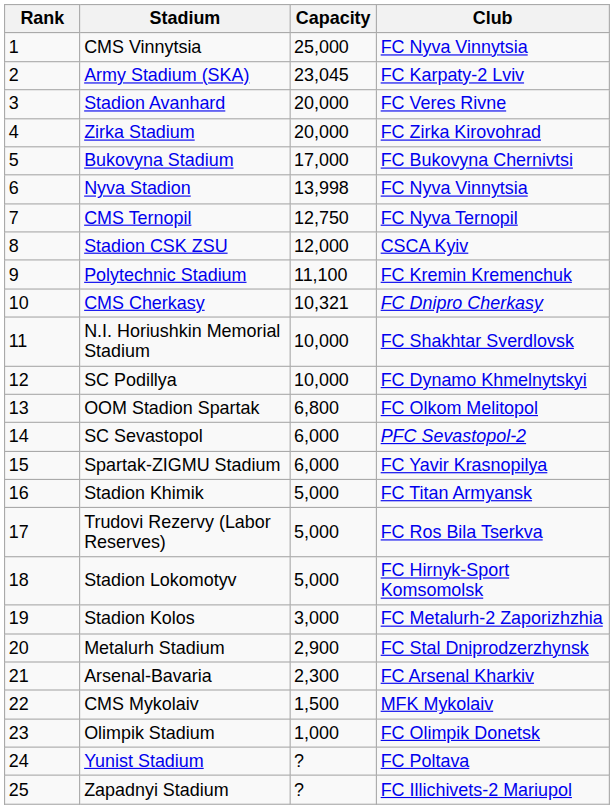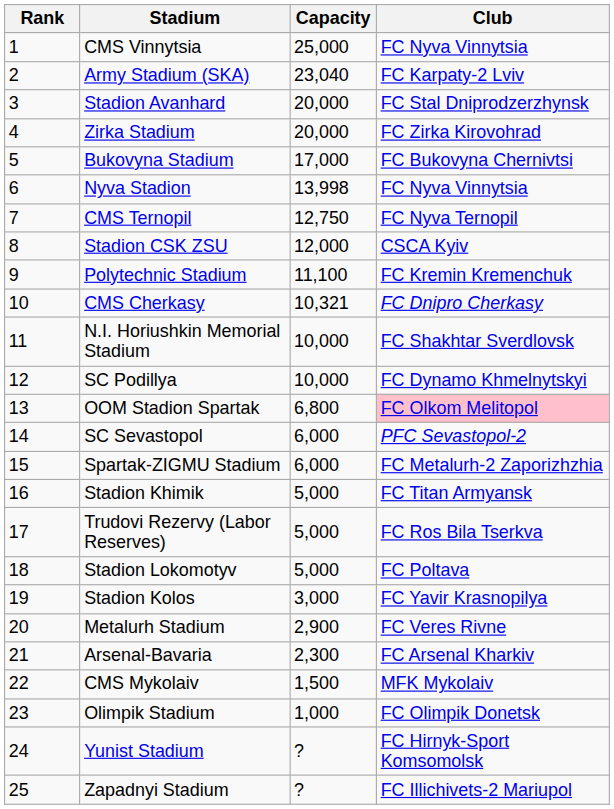(321, 75) 23,045 -> (321, 75) 23,040
(443, 103) FC Veres Rivne -> (485, 103) FC Stal Dniprodzerzhynsk
(459, 408) no background -> (459, 408) pink background
(464, 465) FC Yavir Krasnopilya -> (492, 465) FC Metalurh-2 Zaporizhzhia
(445, 580) FC Hirnyk-Sport Komsomolsk -> (425, 570) FC Poltava
(492, 619) FC Metalurh-2 Zaporizhzhia -> (464, 599) FC Yavir Krasnopilya
(485, 647) FC Stal Dniprodzerzhynsk -> (443, 627) FC Veres Rivne
(425, 761) FC Poltava -> (445, 751) FC Hirnyk-Sport Komsomolsk
